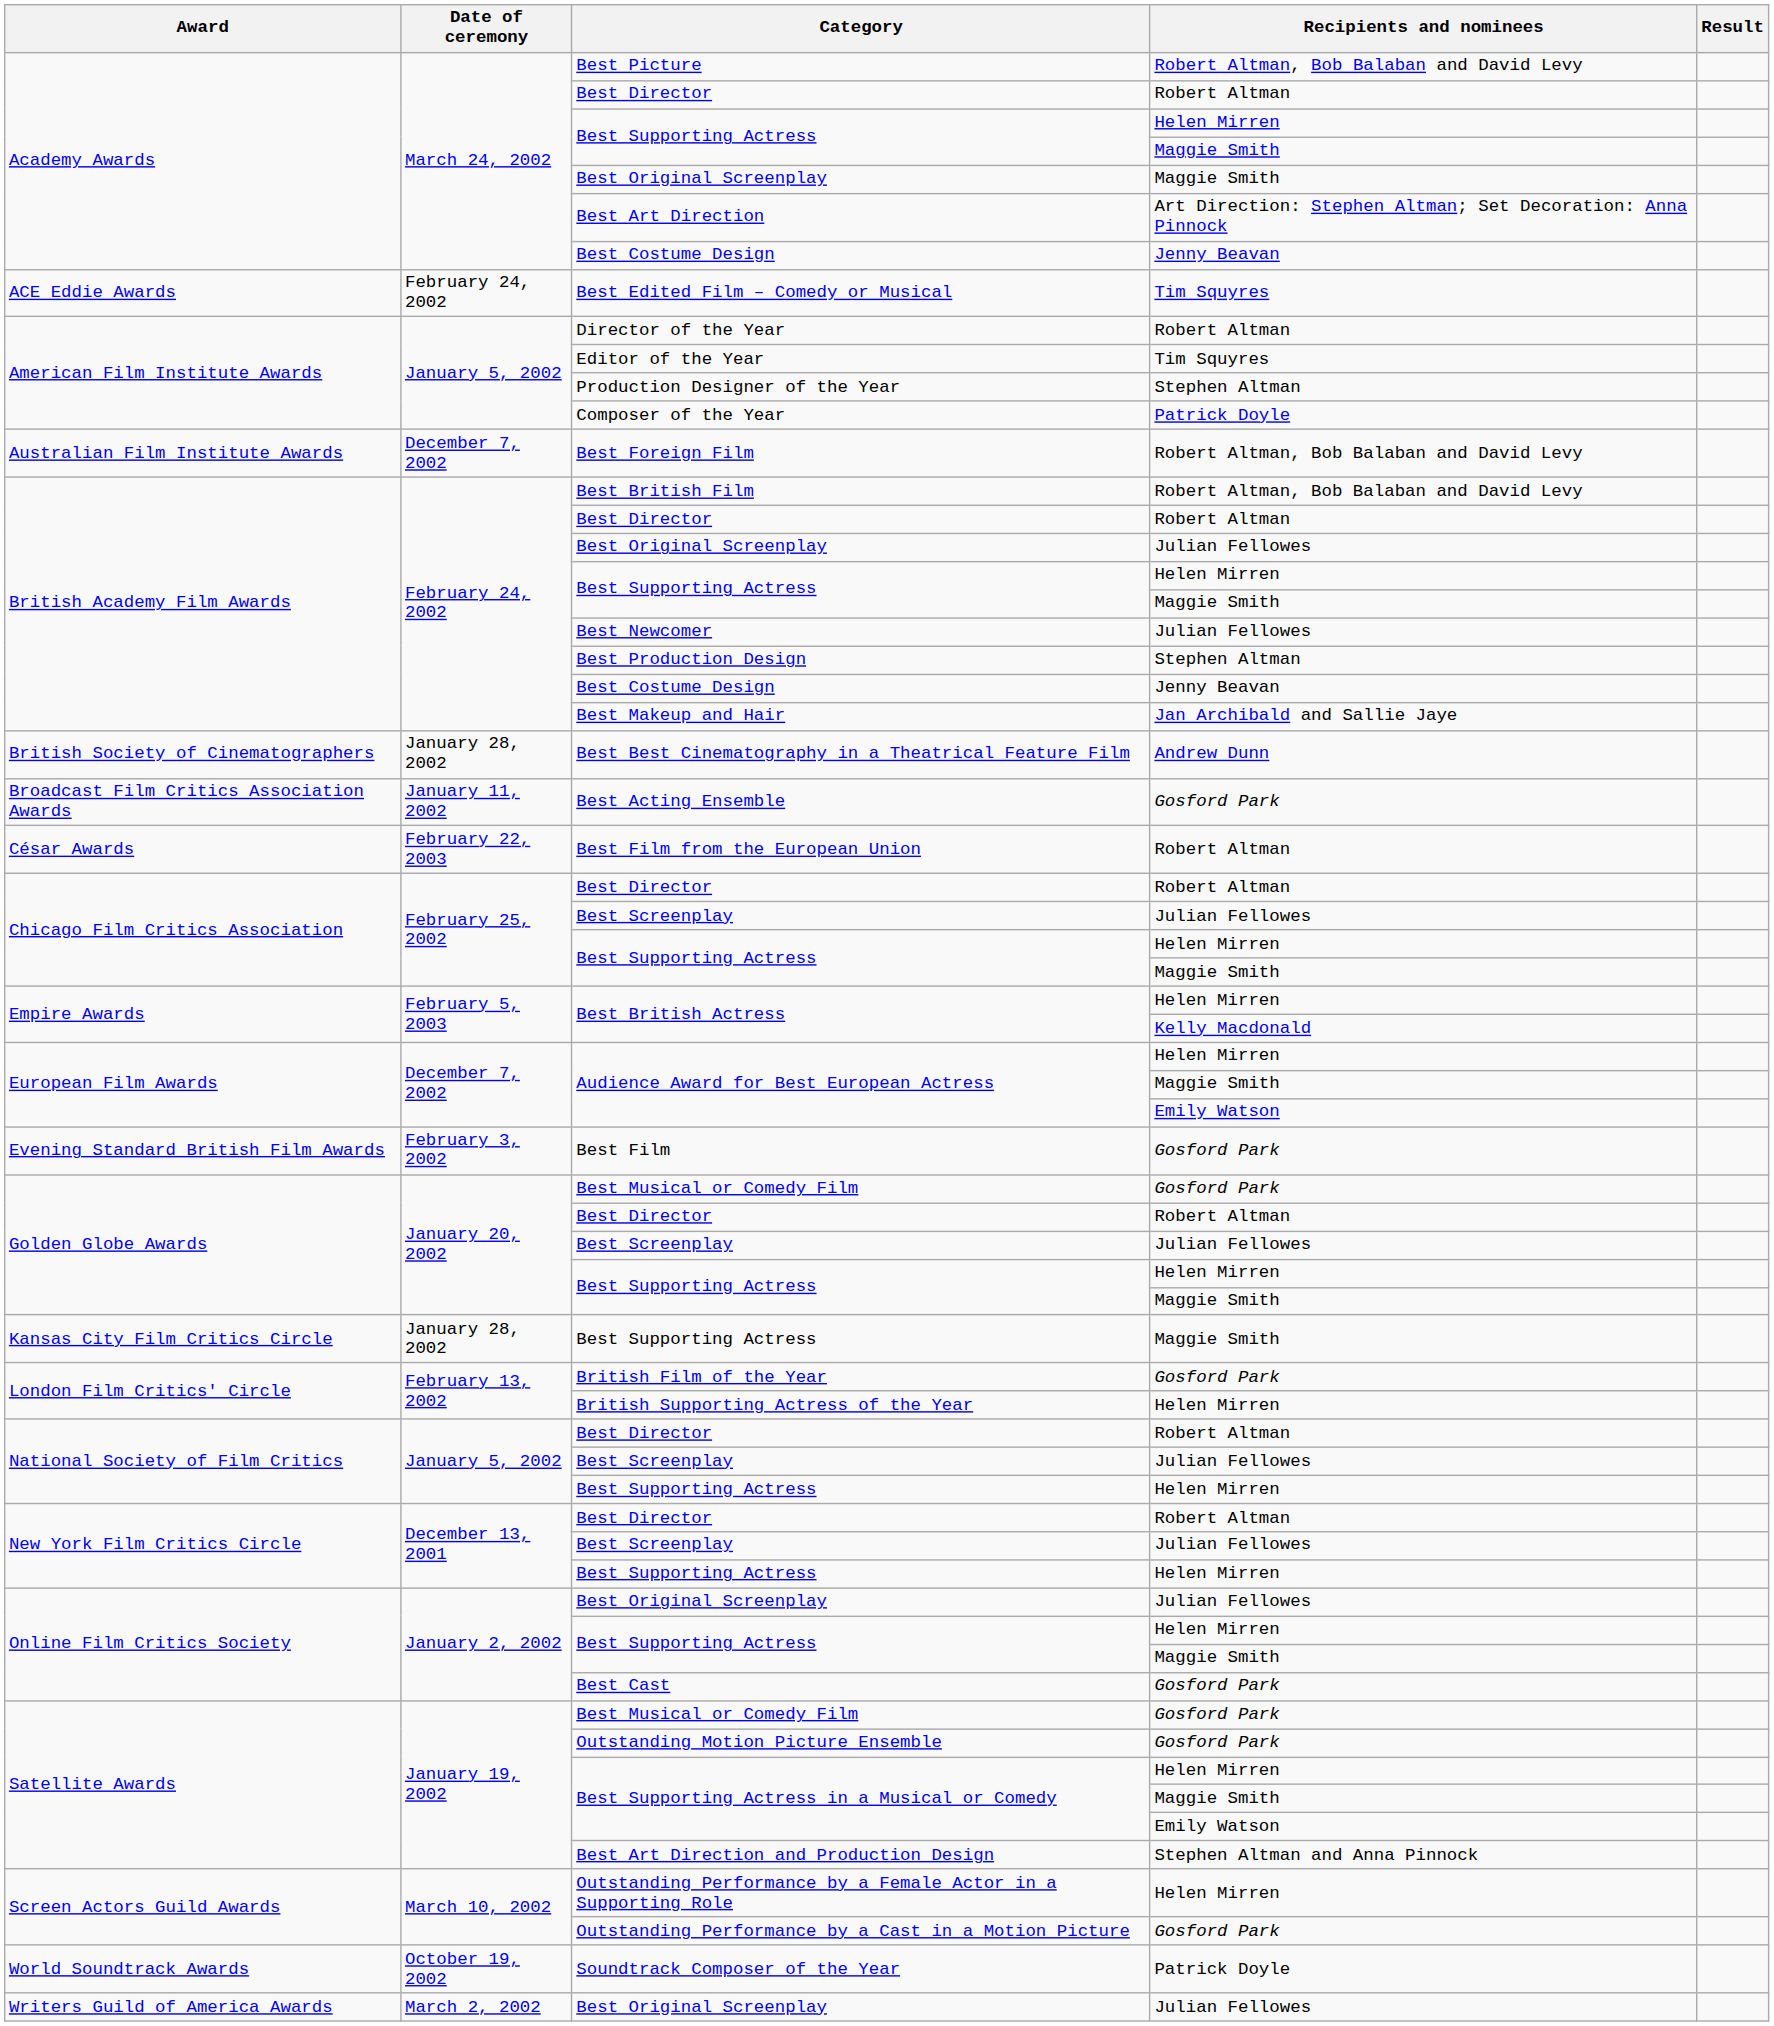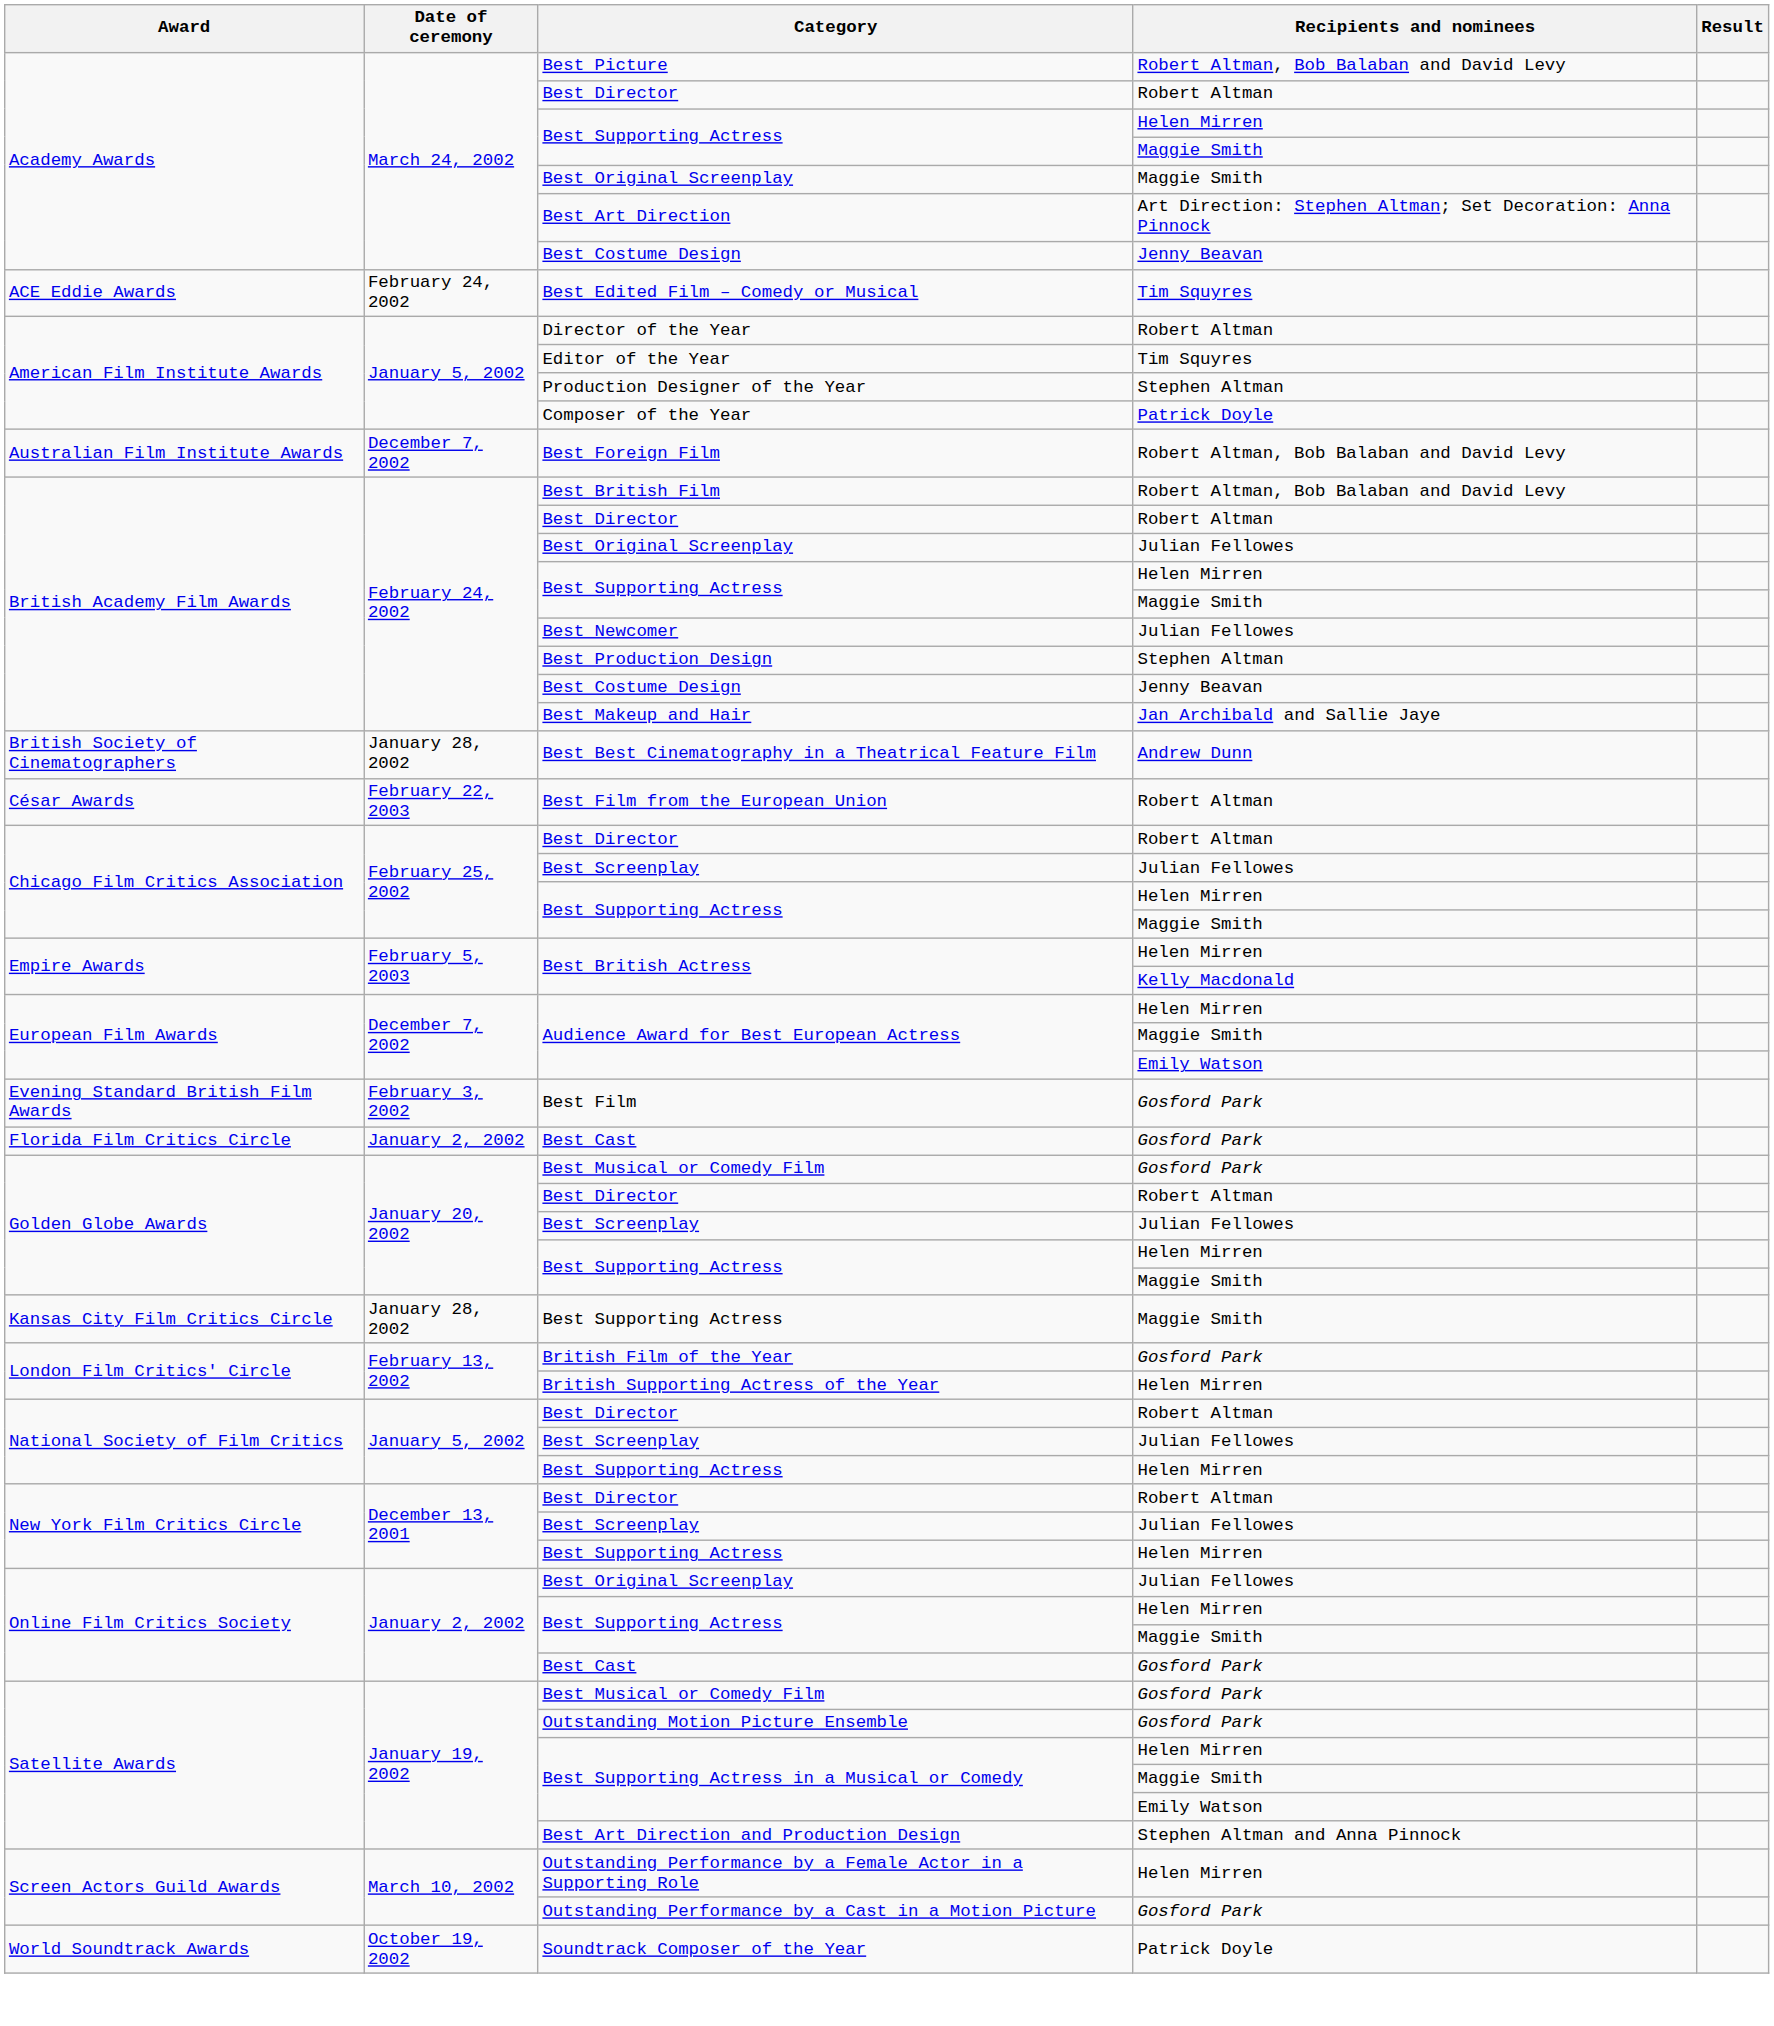- row: (186, 802)
+ row: (150, 1141)
- row: (171, 2007)
